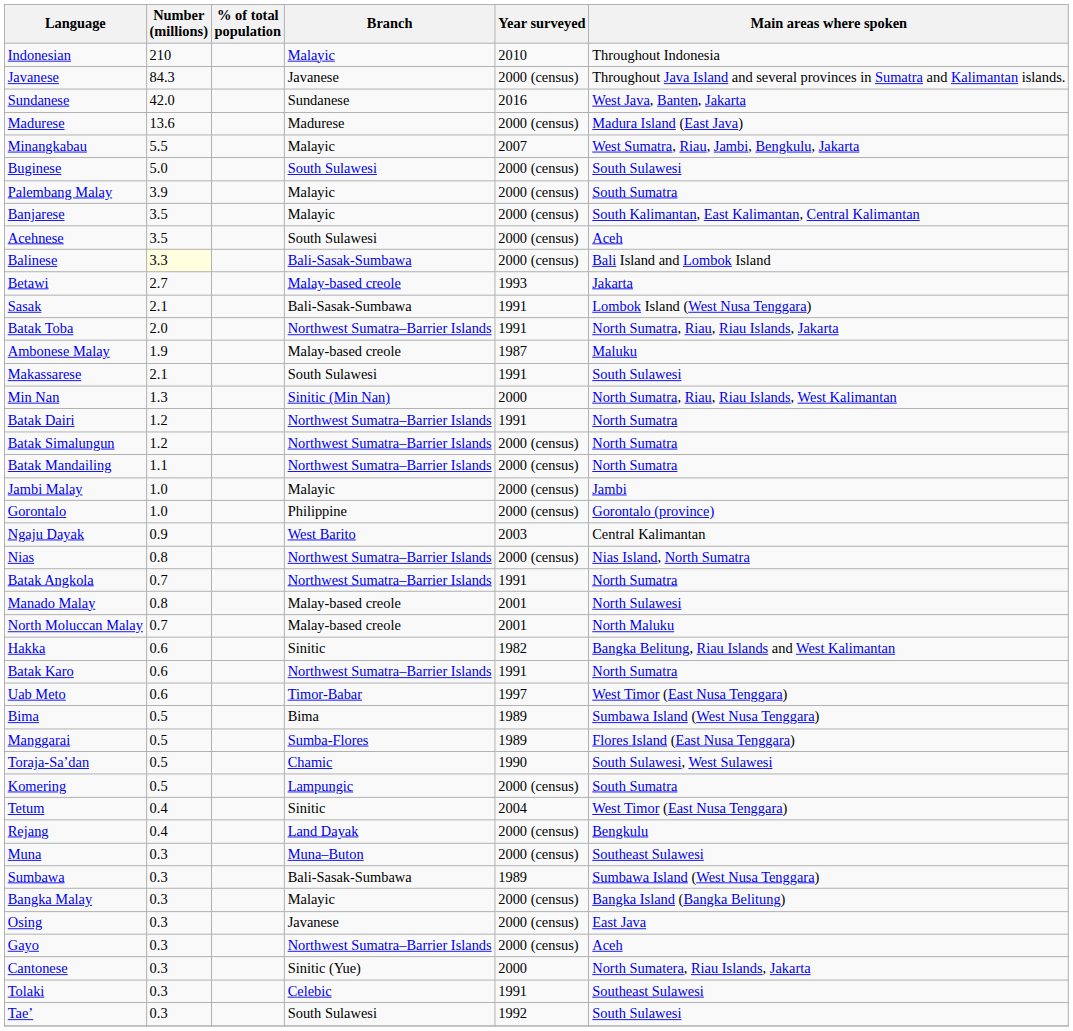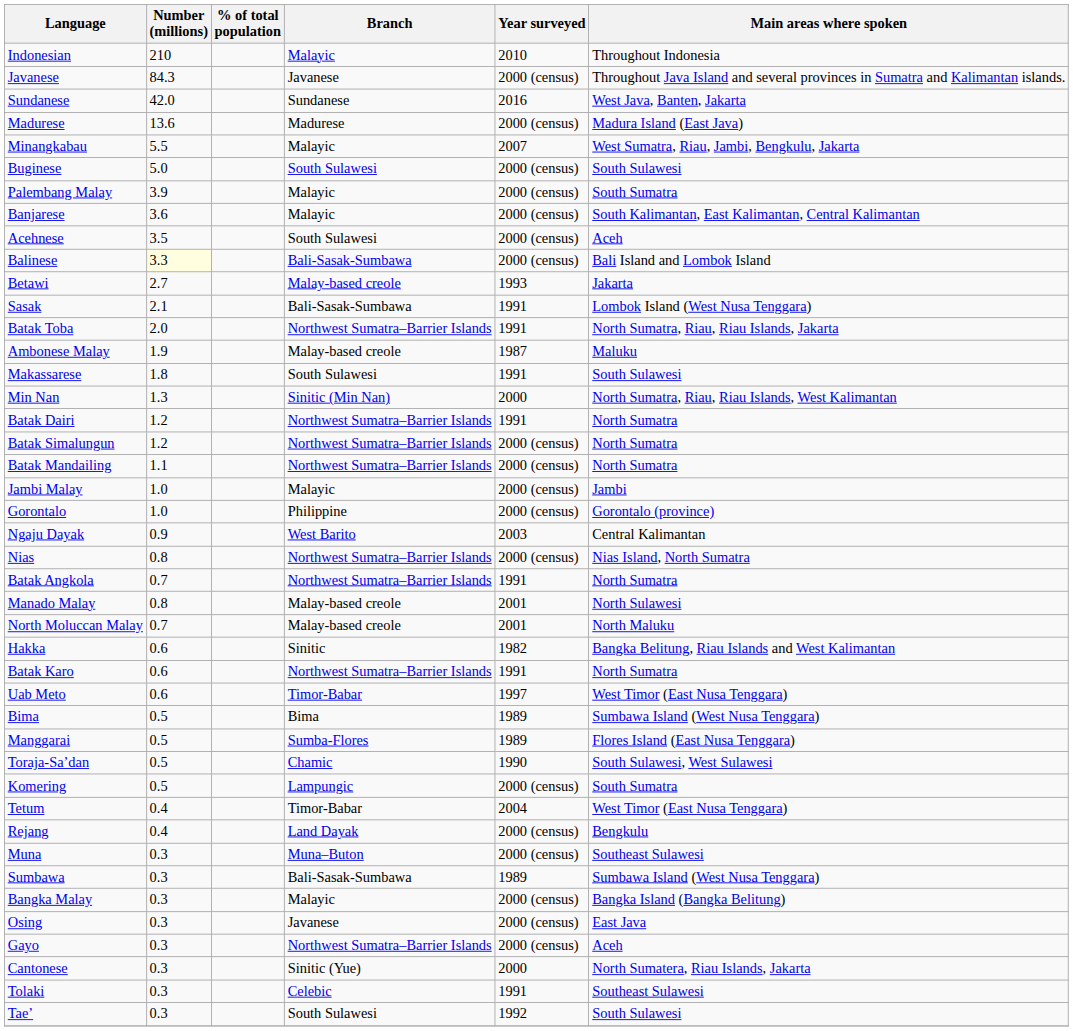(159, 214) 3.5 -> (159, 214) 3.6
(159, 374) 2.1 -> (159, 374) 1.8
(306, 808) Sinitic -> (325, 808) Timor-Babar
